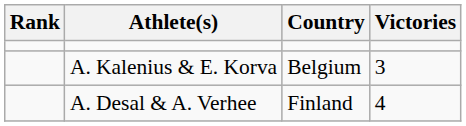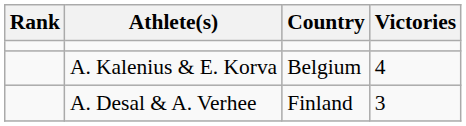(380, 68) 3 -> (380, 68) 4
(380, 103) 4 -> (380, 103) 3
